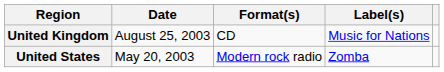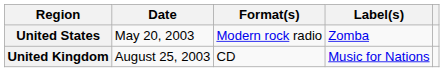rows swapped: (58, 56) <-> (58, 35)
